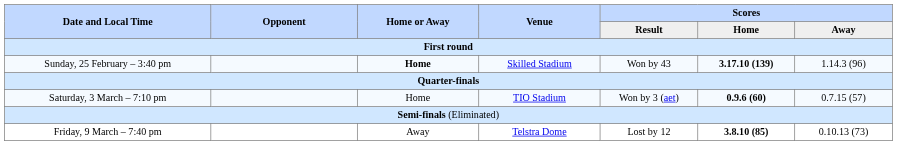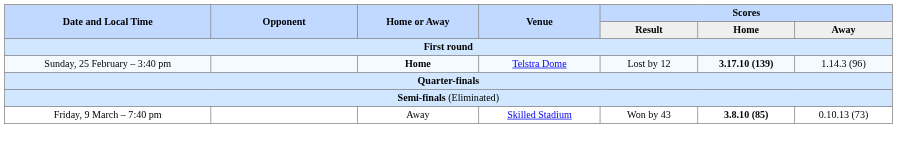(539, 64) Skilled Stadium -> (539, 64) Telstra Dome
(649, 64) Won by 43 -> (649, 64) Lost by 12
- row: (108, 98)
(539, 132) Telstra Dome -> (539, 115) Skilled Stadium
(649, 132) Lost by 12 -> (649, 115) Won by 43
